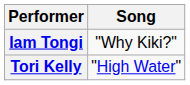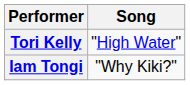rows swapped: (46, 67) <-> (46, 42)
